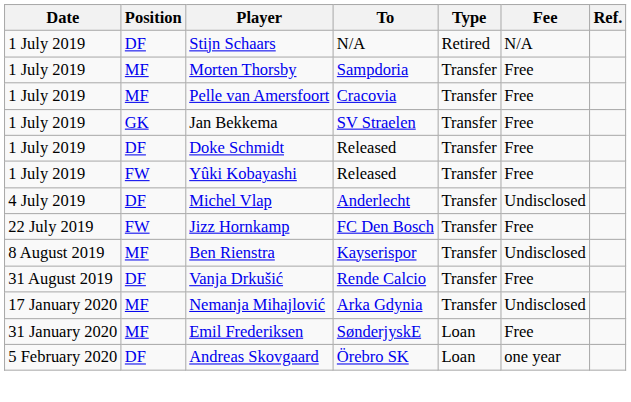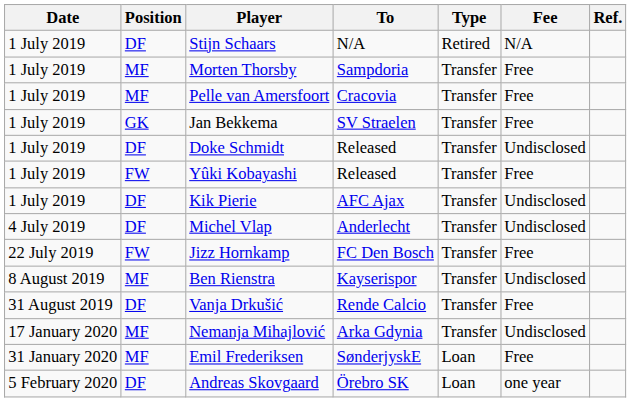(519, 148) Free -> (545, 148) Undisclosed
+ row: (223, 200)
